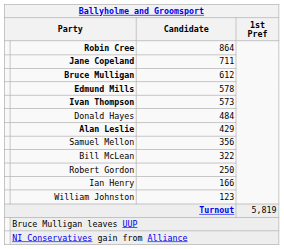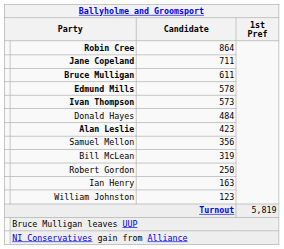(227, 75) 612 -> (227, 75) 611
(227, 129) 429 -> (227, 129) 423
(227, 156) 322 -> (227, 156) 319
(227, 183) 166 -> (227, 183) 163
